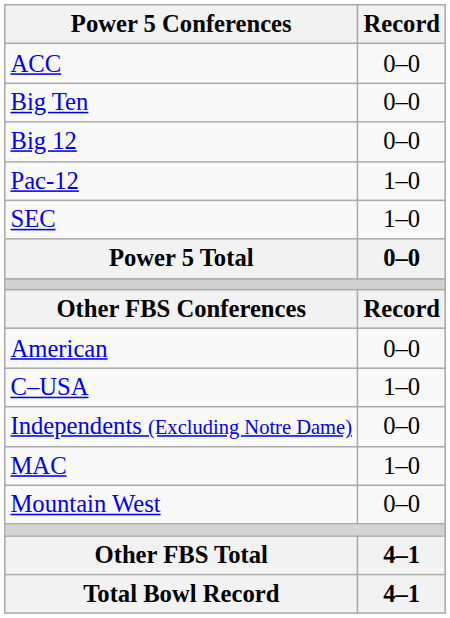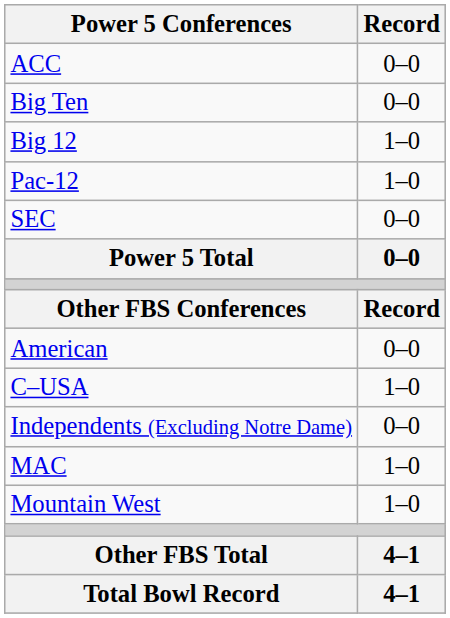(402, 141) 0–0 -> (402, 141) 1–0
(402, 219) 1–0 -> (402, 219) 0–0
(402, 504) 0–0 -> (402, 504) 1–0
